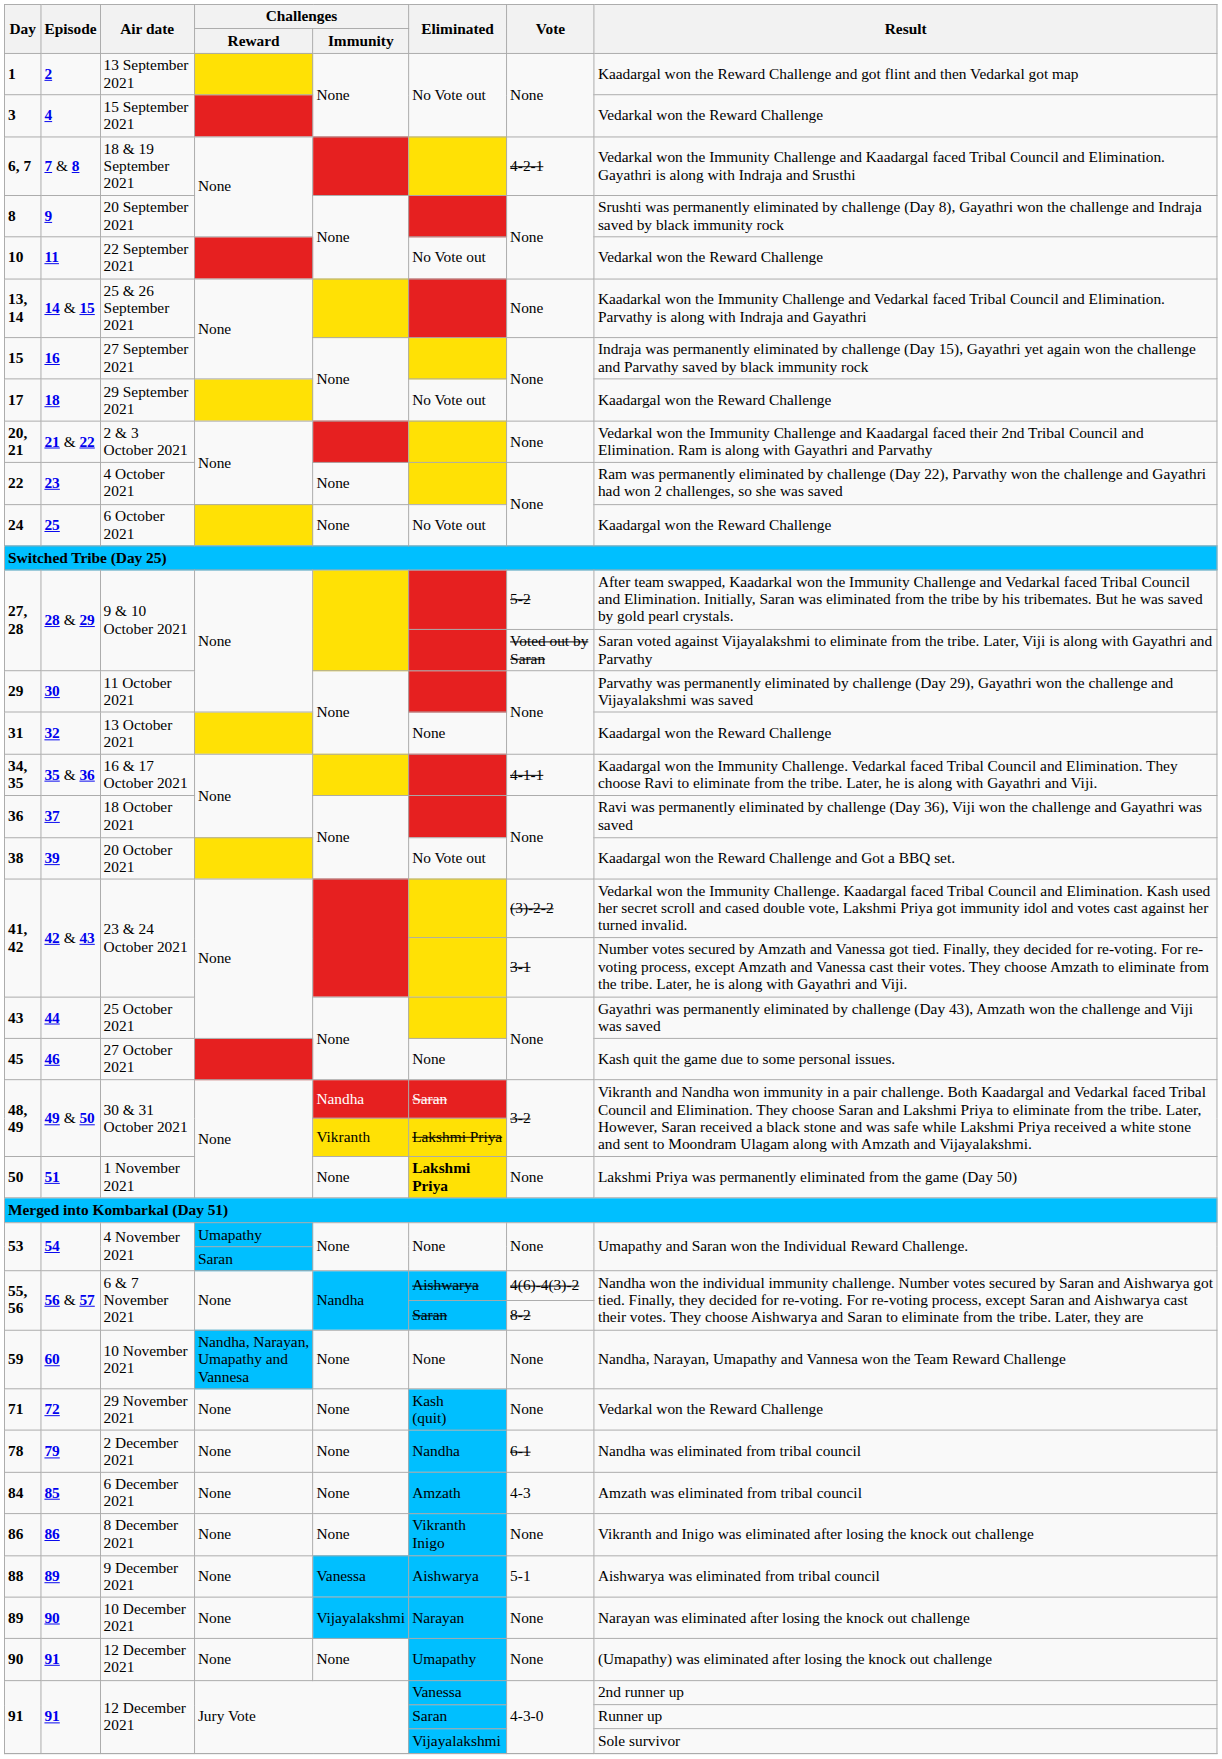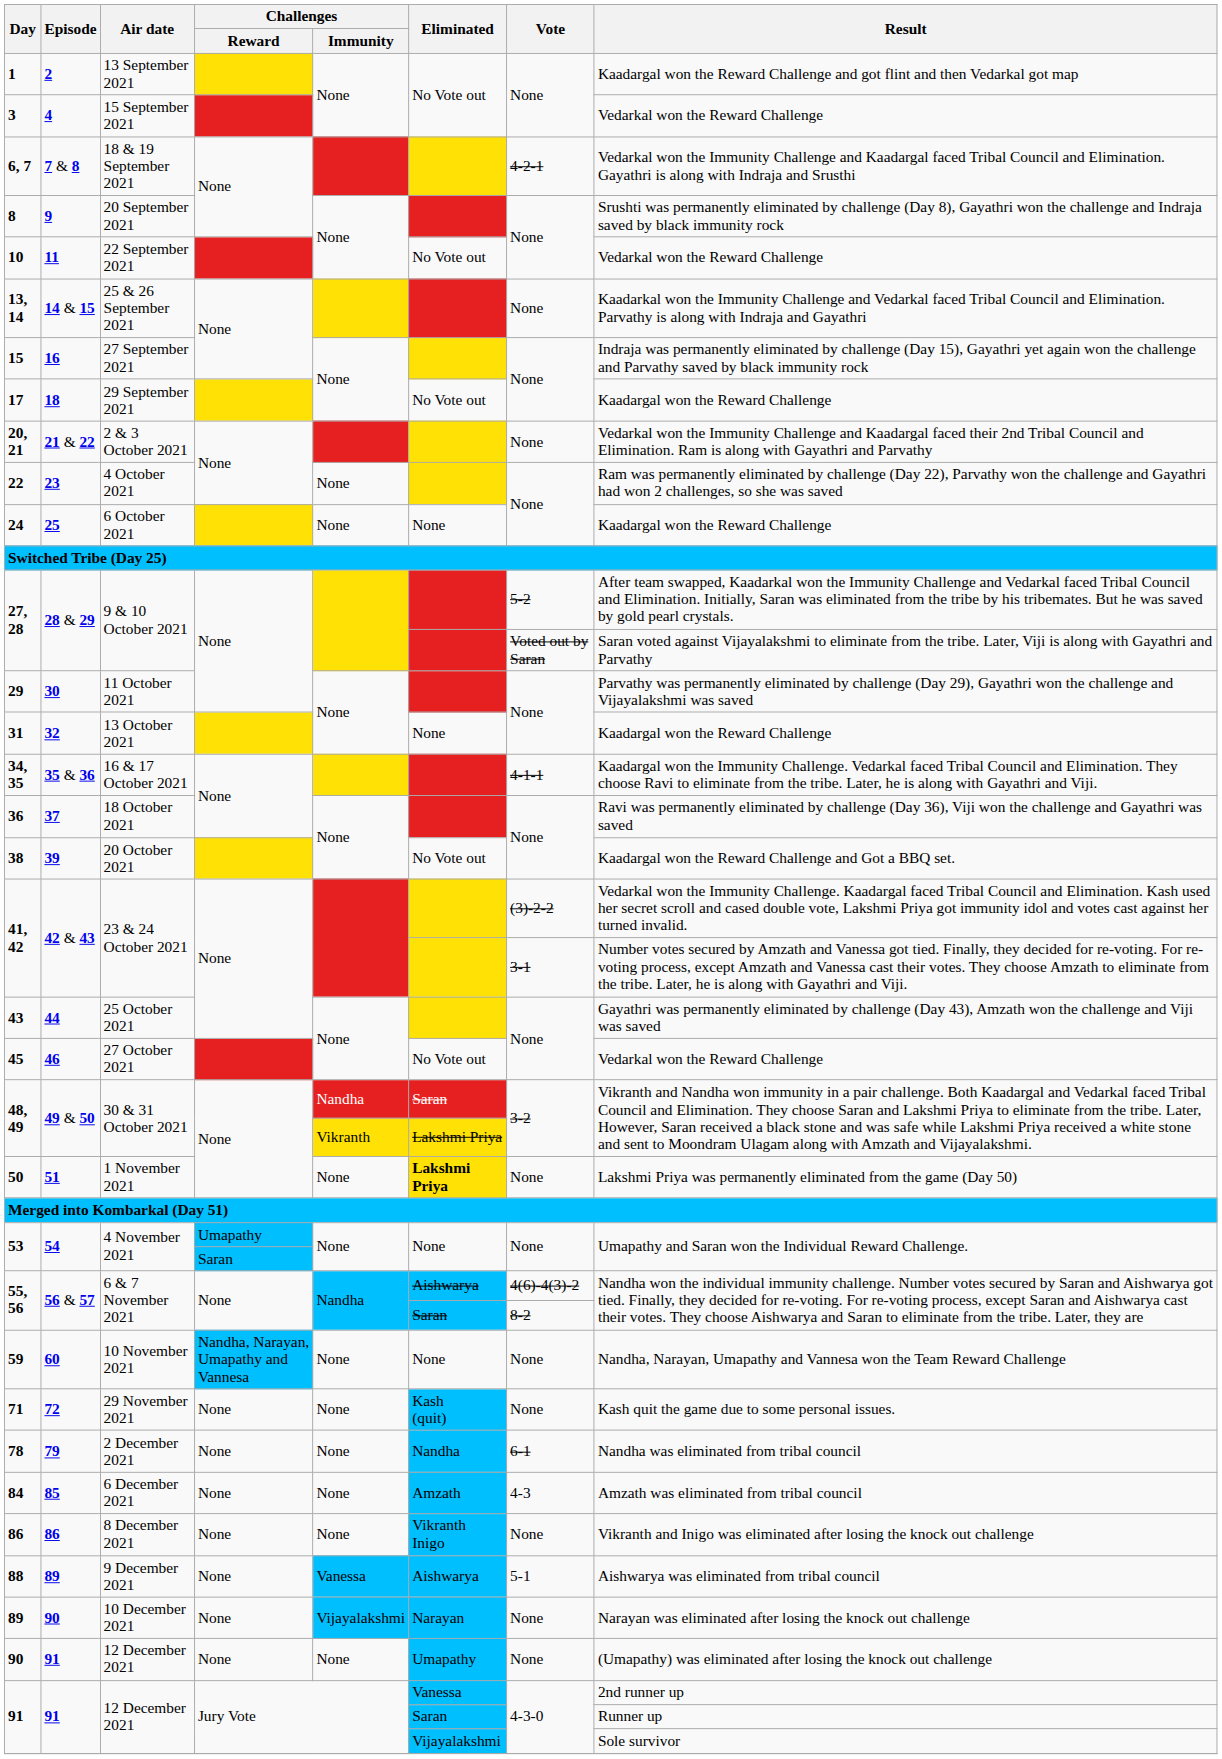(449, 524) No Vote out -> (429, 524) None
(429, 1059) None -> (449, 1059) No Vote out
(747, 1059) Kash quit the game due to some personal issues. -> (710, 1059) Vedarkal won the Reward Challenge
(710, 1409) Vedarkal won the Reward Challenge -> (747, 1409) Kash quit the game due to some personal issues.
